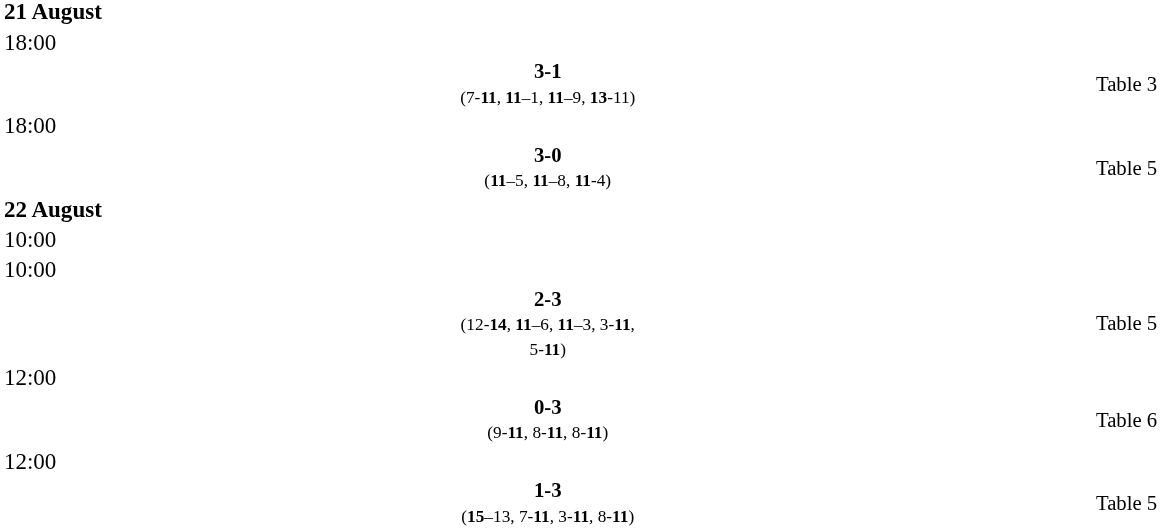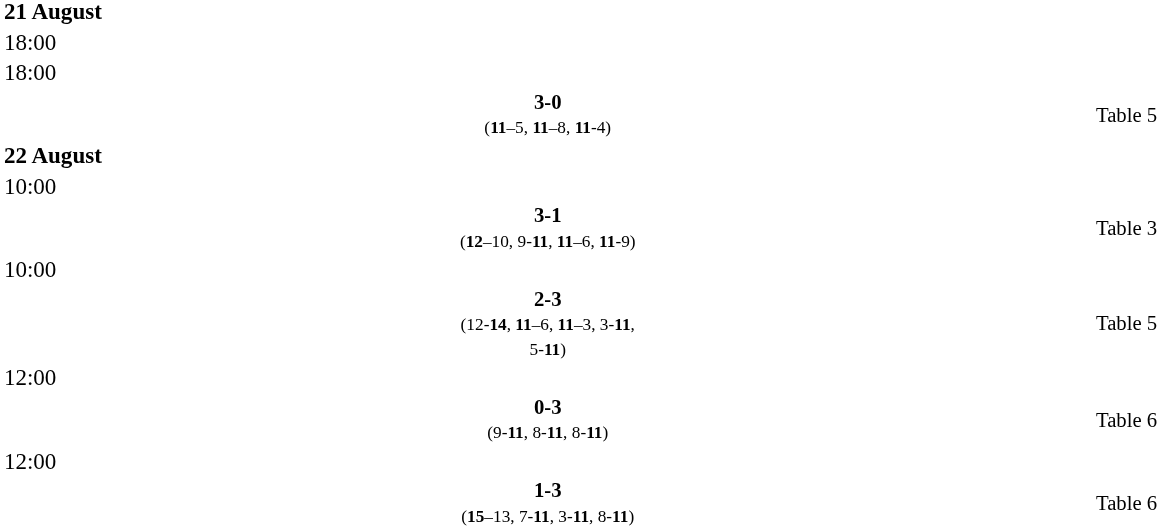- row: (229, 84)
+ row: (229, 228)
(1127, 502) Table 5 -> (1127, 502) Table 6
